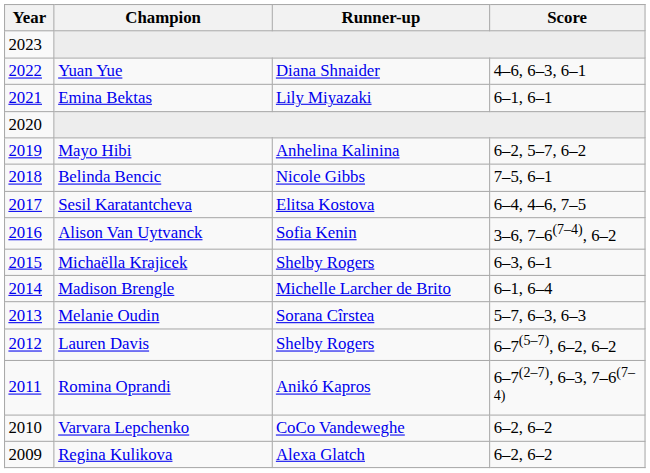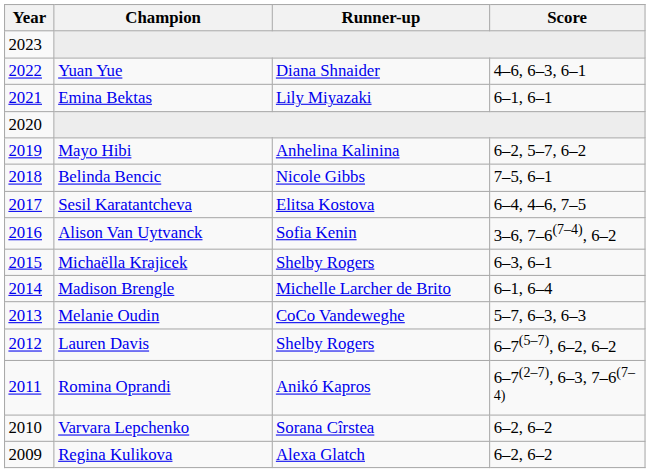(325, 315) Sorana Cîrstea -> (340, 315) CoCo Vandeweghe
(340, 427) CoCo Vandeweghe -> (325, 427) Sorana Cîrstea
